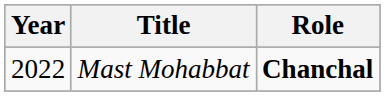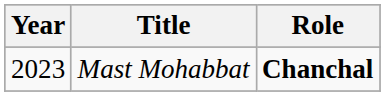(38, 68) 2022 -> (38, 68) 2023
